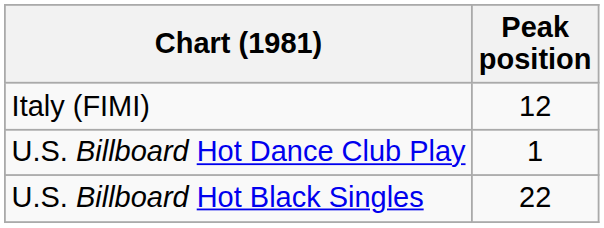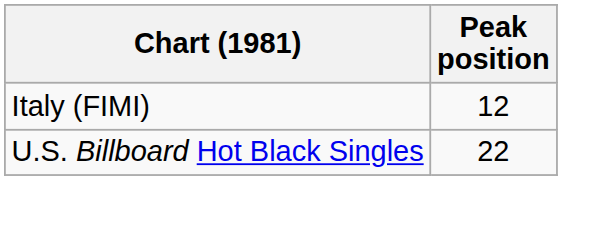- row: (239, 151)
